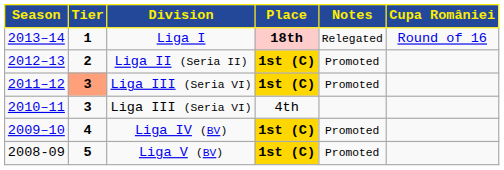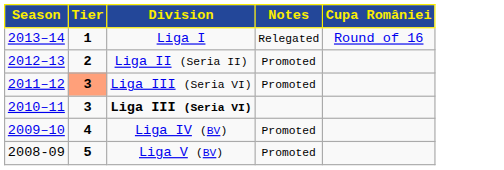- column: (287, 16)
(181, 107) normal -> (181, 107) bold
